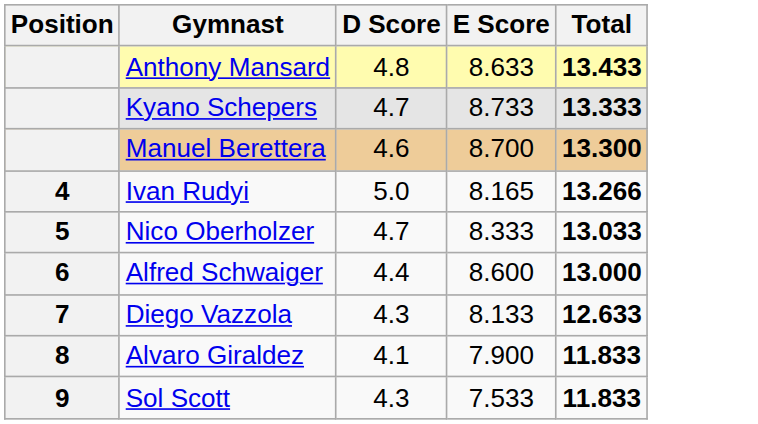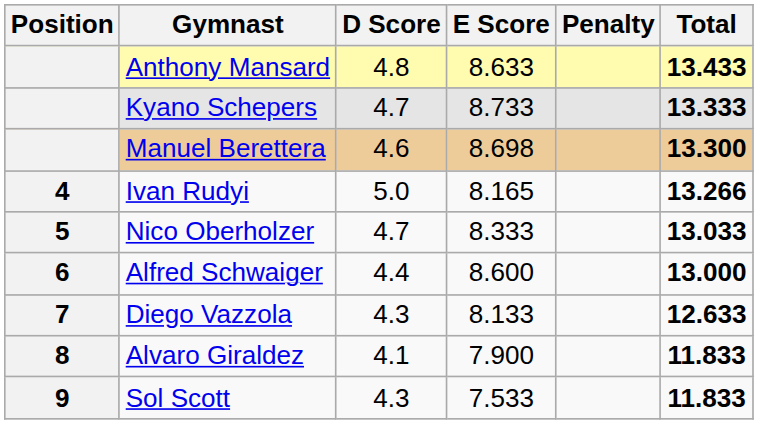+ column: (608, 25)
(501, 149) 8.700 -> (501, 149) 8.698
